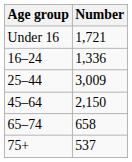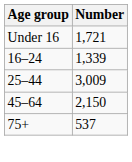(91, 59) 1,336 -> (91, 59) 1,339
- row: (25, 124)
